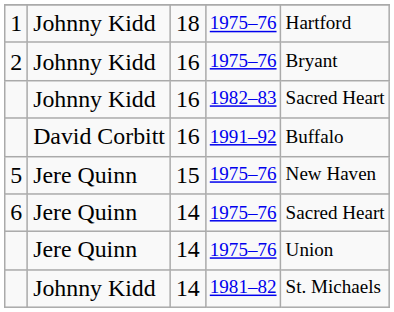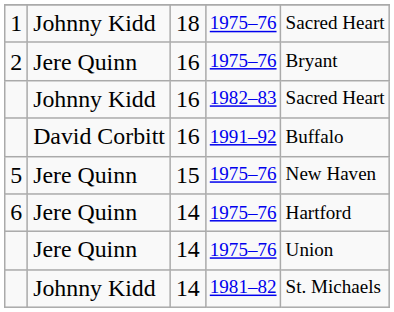(318, 23) Hartford -> (335, 23) Sacred Heart
(94, 61) Johnny Kidd -> (85, 61) Jere Quinn
(335, 212) Sacred Heart -> (318, 212) Hartford
